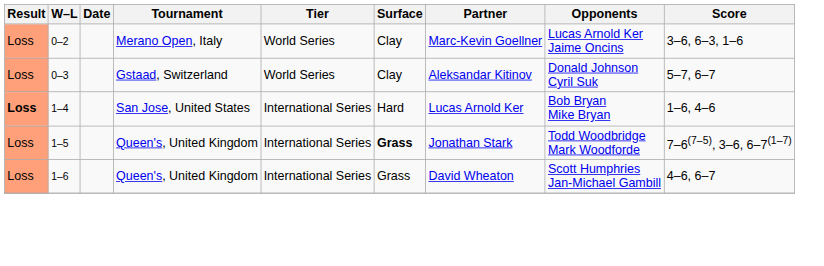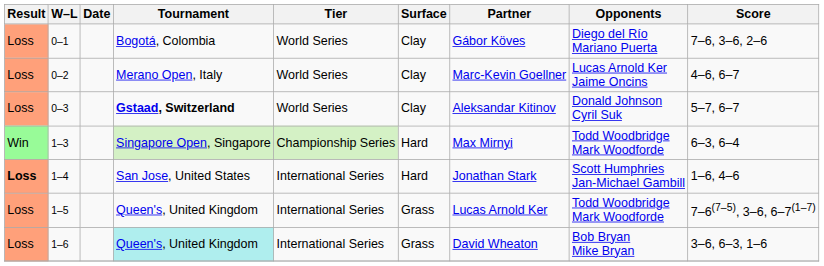+ row: (60, 41)
(705, 41) 3–6, 6–3, 1–6 -> (715, 75) 4–6, 6–7
(172, 75) normal -> (175, 108) bold
+ row: (60, 143)
(476, 108) Lucas Arnold Ker -> (494, 176) Jonathan Stark
(579, 108) Bob Bryan Mike Bryan -> (628, 176) Scott Humphries Jan-Michael Gambill
(395, 142) bold -> (418, 210) normal
(470, 142) Jonathan Stark -> (500, 210) Lucas Arnold Ker
(187, 176) no background -> (187, 244) paleturquoise background
(605, 176) Scott Humphries Jan-Michael Gambill -> (603, 244) Bob Bryan Mike Bryan
(691, 176) 4–6, 6–7 -> (729, 244) 3–6, 6–3, 1–6
